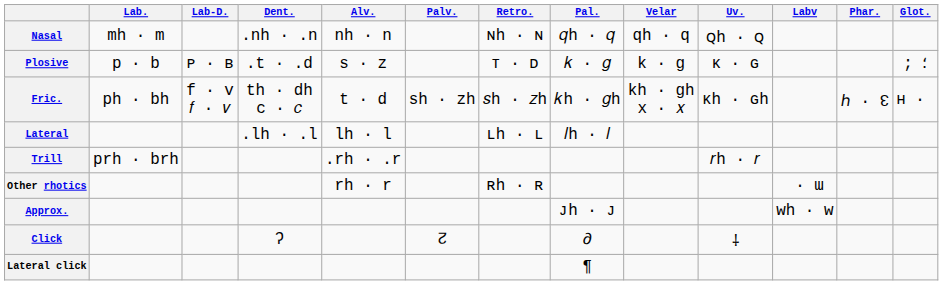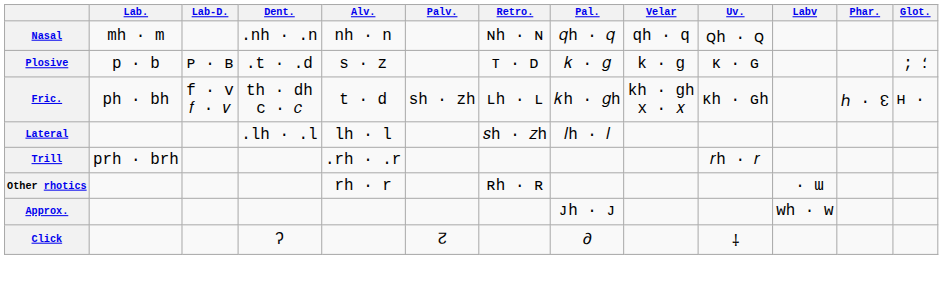(515, 99) 𝑠h · 𝑧h -> (515, 99) ʟh · ʟ
(515, 134) ʟh · ʟ -> (515, 134) 𝑠h · 𝑧h
- row: (47, 267)
